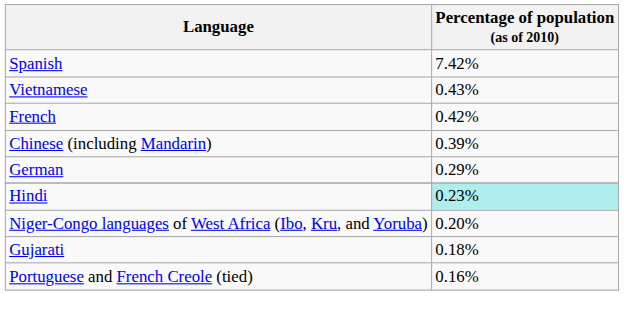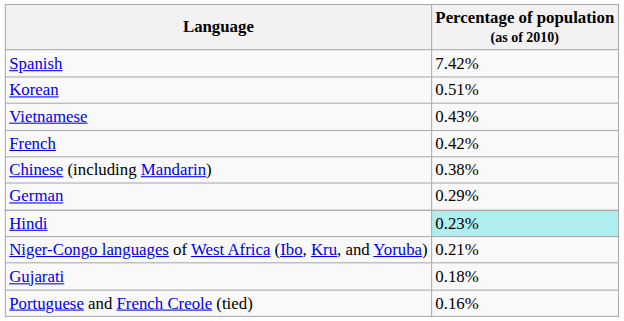+ row: (34, 90)
(457, 143) 0.39% -> (457, 169) 0.38%
(457, 223) 0.20% -> (457, 249) 0.21%
